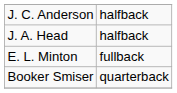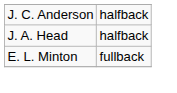- row: (50, 77)
